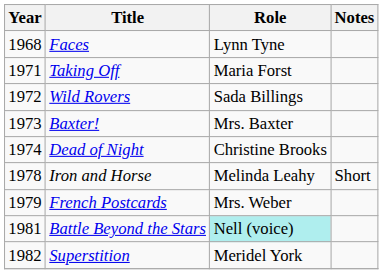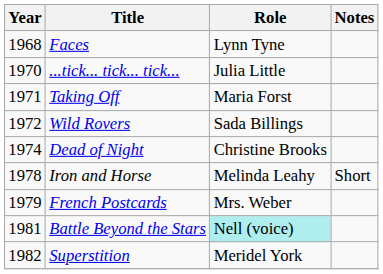+ row: (114, 70)
- row: (74, 123)
